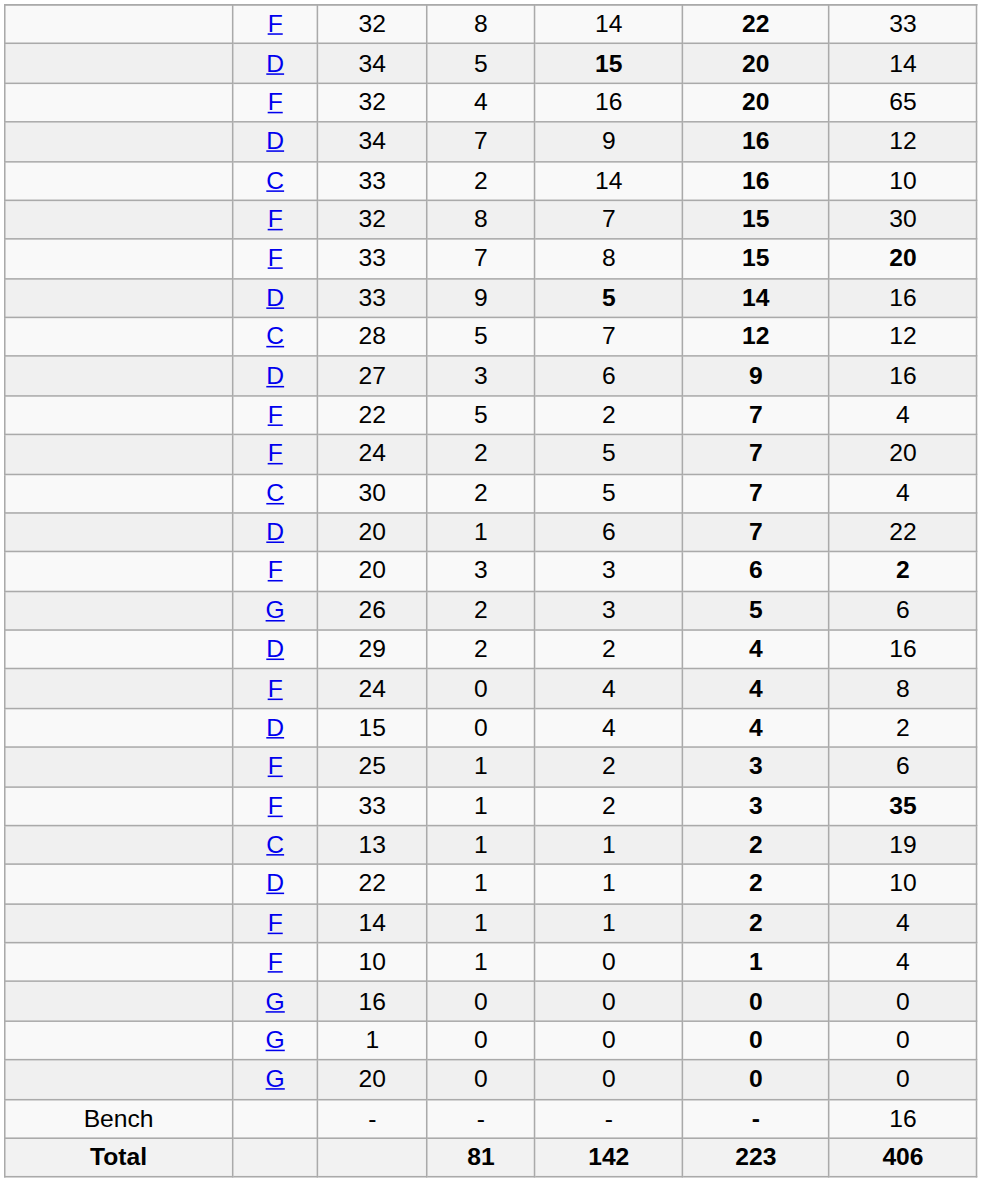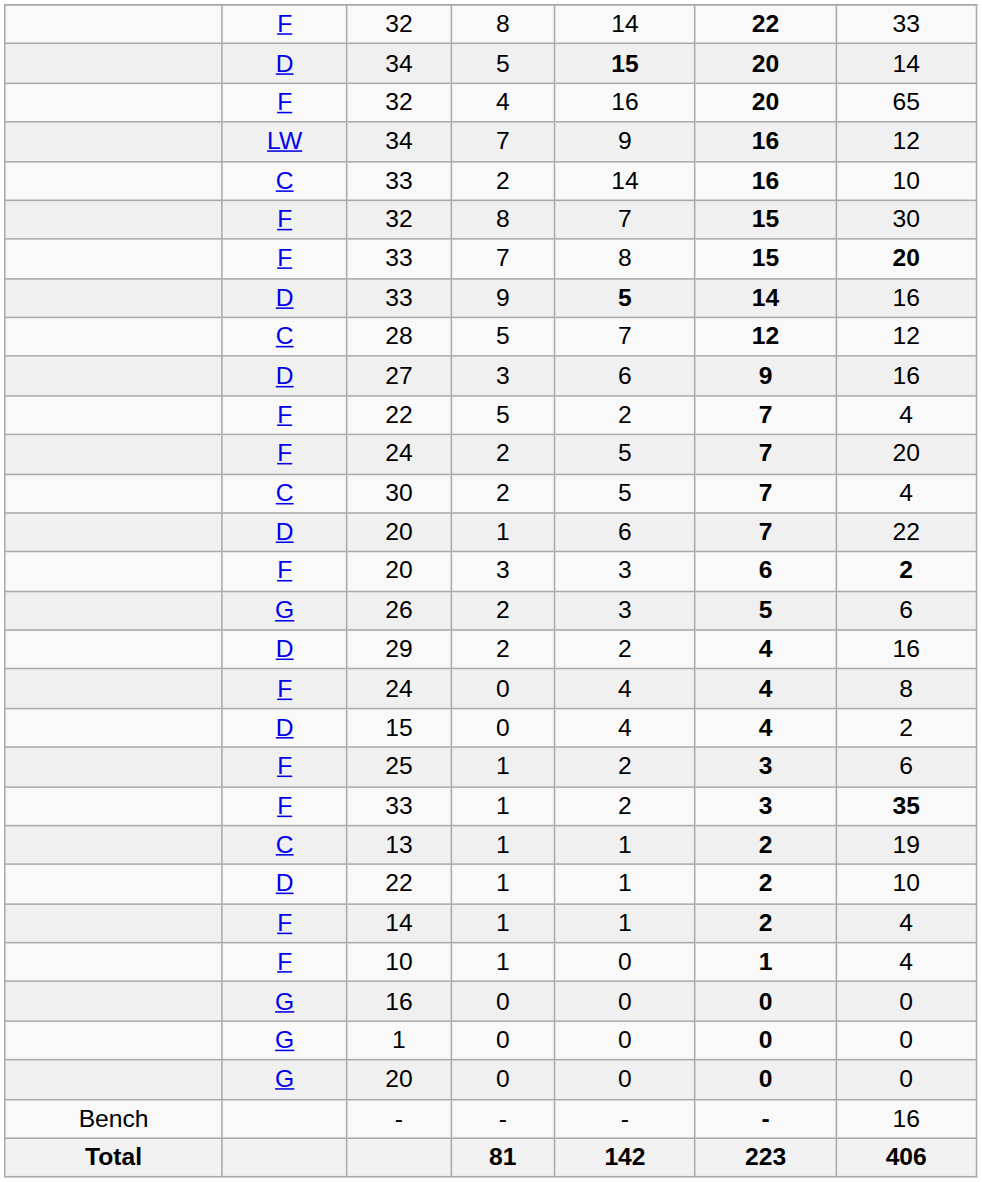(275, 141) D -> (285, 141) LW
